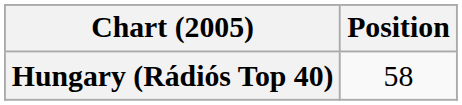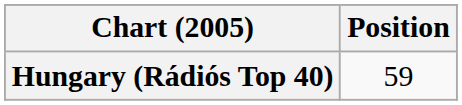(398, 75) 58 -> (398, 75) 59
